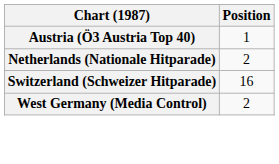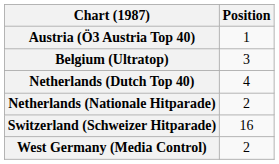+ row: (112, 59)
+ row: (112, 81)
